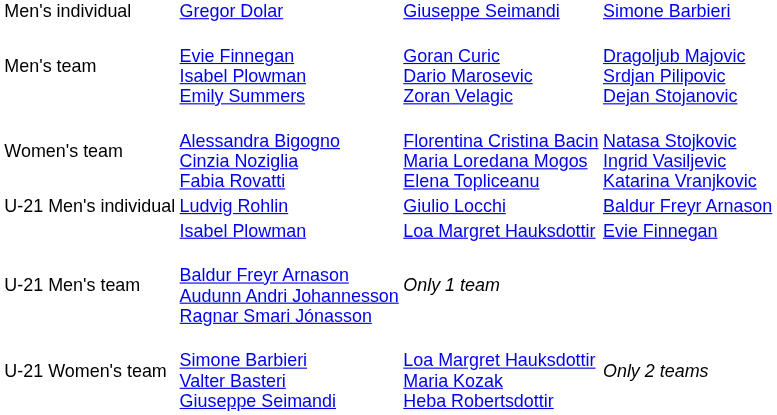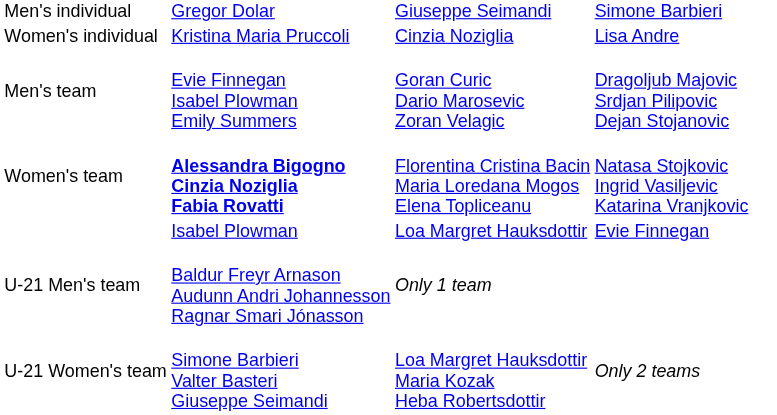+ row: (81, 36)
(260, 161) normal -> (258, 186) bold
- row: (90, 206)
